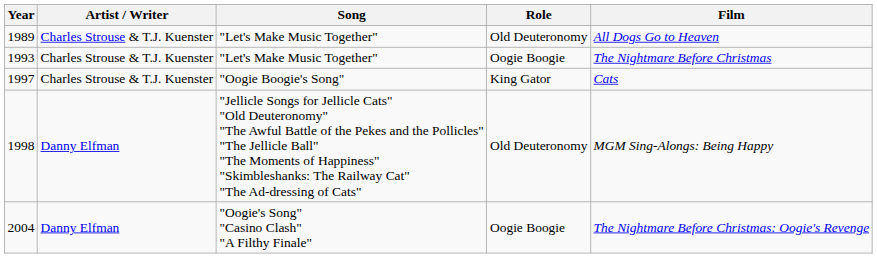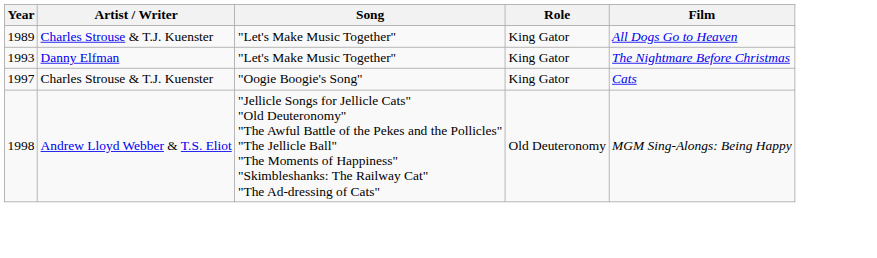(539, 36) Old Deuteronomy -> (539, 36) King Gator
(127, 57) Charles Strouse & T.J. Kuenster -> (80, 57) Danny Elfman
(528, 57) Oogie Boogie -> (539, 57) King Gator
(80, 145) Danny Elfman -> (136, 145) Andrew Lloyd Webber & T.S. Eliot
- row: (21, 227)
